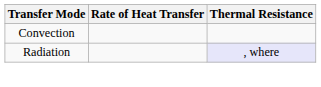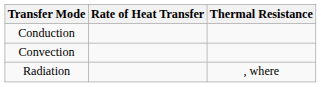+ row: (47, 33)
(261, 52) lavender background -> (261, 71) no background
